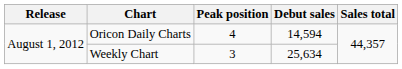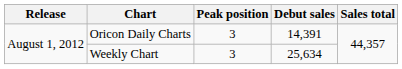(232, 34) 4 -> (232, 34) 3
(304, 34) 14,594 -> (304, 34) 14,391
